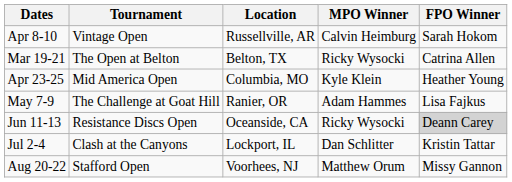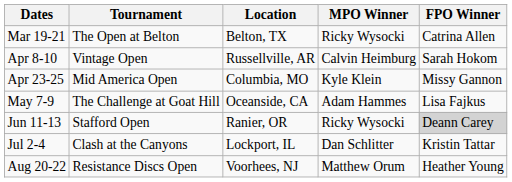rows swapped: (36, 58) <-> (32, 36)
(463, 79) Heather Young -> (462, 79) Missy Gannon
(257, 101) Ranier, OR -> (267, 101) Oceanside, CA
(135, 123) Resistance Discs Open -> (111, 123) Stafford Open
(267, 123) Oceanside, CA -> (257, 123) Ranier, OR
(111, 166) Stafford Open -> (135, 166) Resistance Discs Open
(462, 166) Missy Gannon -> (463, 166) Heather Young
